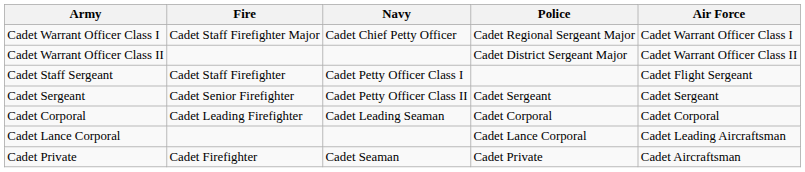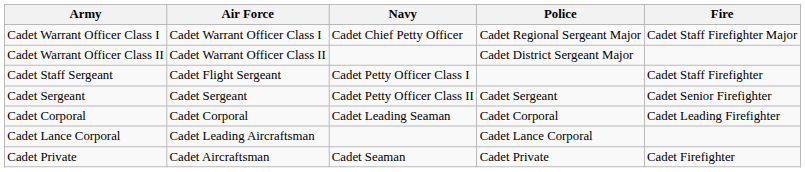columns swapped: (719, 14) <-> (245, 14)
